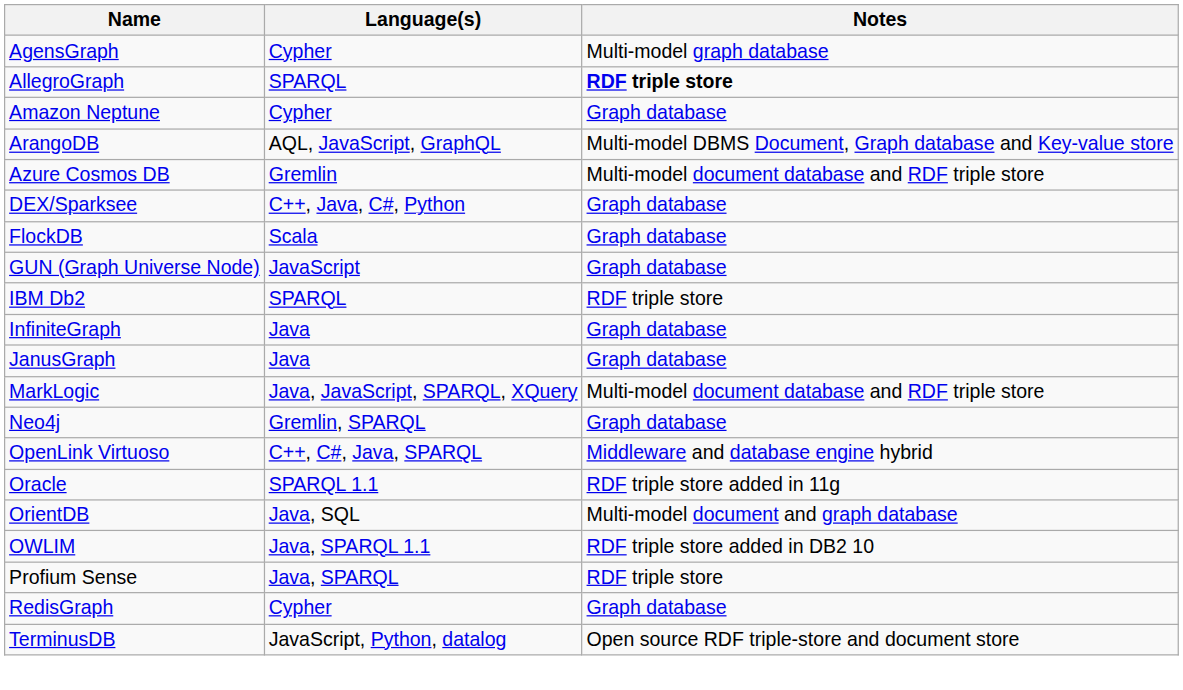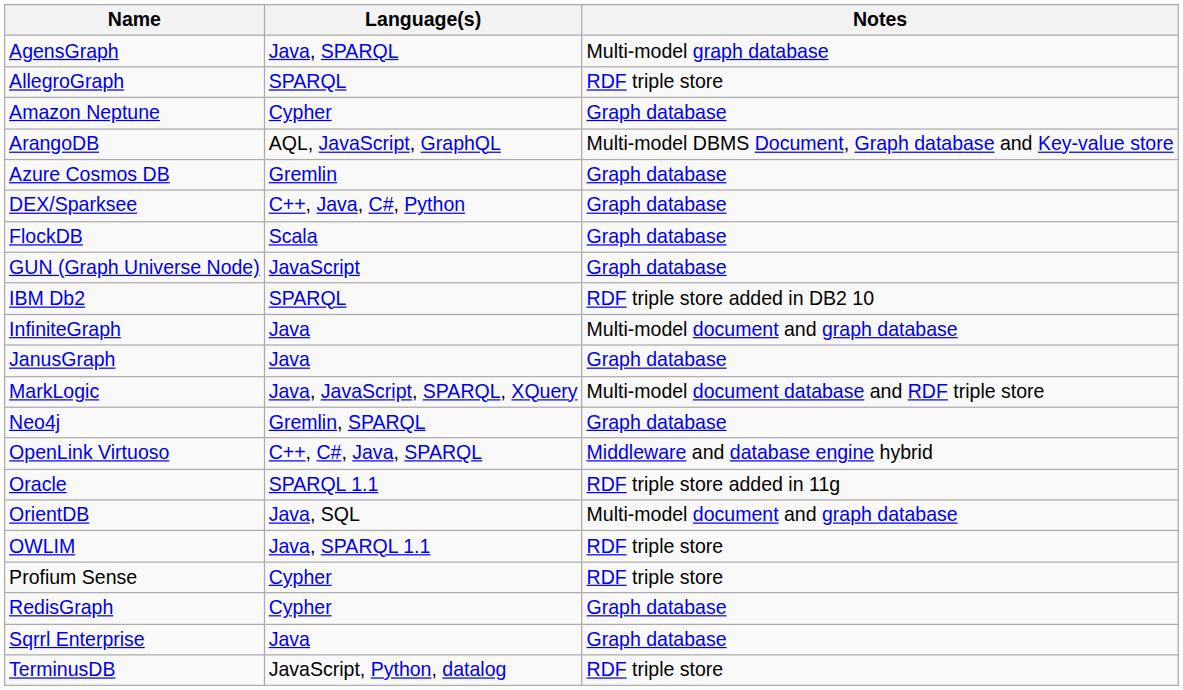(300, 50) Cypher -> (334, 50) Java, SPARQL
(660, 81) bold -> (655, 81) normal
(815, 174) Multi-model document database and RDF triple store -> (657, 174) Graph database
(655, 298) RDF triple store -> (730, 298) RDF triple store added in DB2 10
(657, 329) Graph database -> (772, 329) Multi-model document and graph database
(730, 546) RDF triple store added in DB2 10 -> (655, 546) RDF triple store
(334, 577) Java, SPARQL -> (300, 577) Cypher
+ row: (77, 639)
(803, 639) Open source RDF triple-store and document store -> (655, 670) RDF triple store
